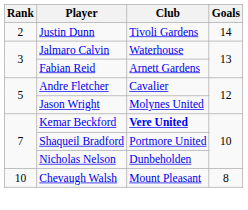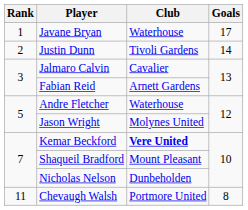+ row: (70, 31)
(156, 50) Waterhouse -> (149, 68) Cavalier
(149, 86) Cavalier -> (156, 104) Waterhouse
(168, 141) Portmore United -> (165, 159) Mount Pleasant
(20, 178) 10 -> (20, 196) 11
(165, 178) Mount Pleasant -> (168, 196) Portmore United
